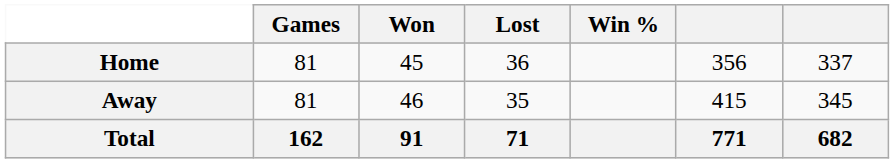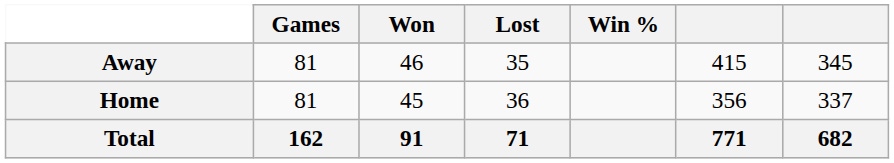rows swapped: (129, 62) <-> (129, 100)
